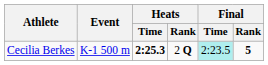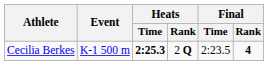(216, 51) paleturquoise background -> (216, 51) no background
(248, 51) 5 -> (248, 51) 4
